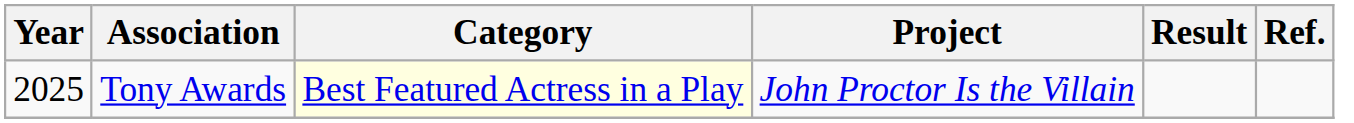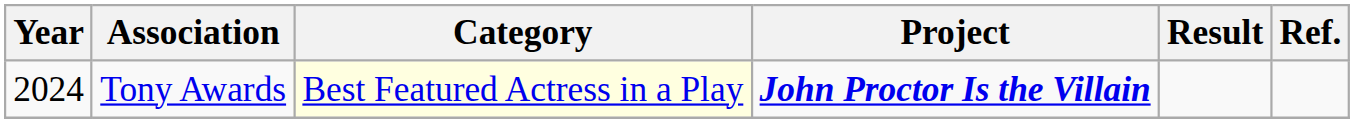(49, 88) 2025 -> (49, 88) 2024
(947, 88) normal -> (955, 88) bold
